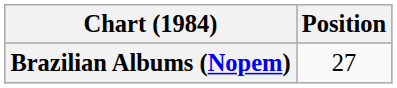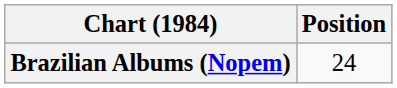(344, 62) 27 -> (344, 62) 24
